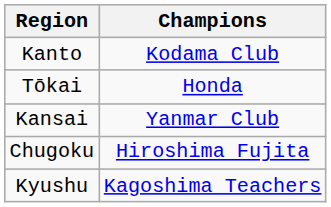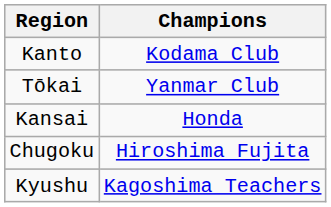(213, 87) Honda -> (213, 87) Yanmar Club
(213, 120) Yanmar Club -> (213, 120) Honda
